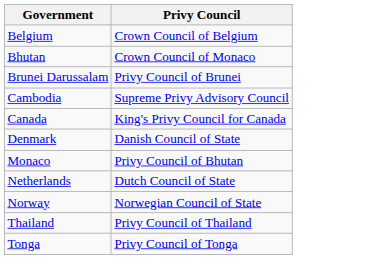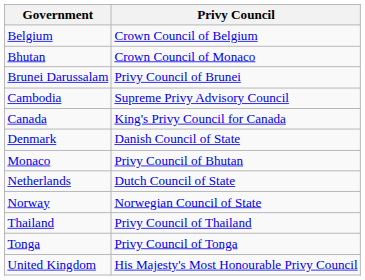+ row: (52, 264)
